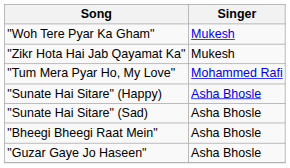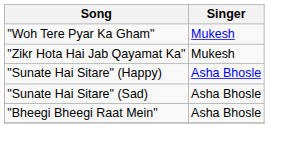- row: (91, 73)
- row: (77, 152)
